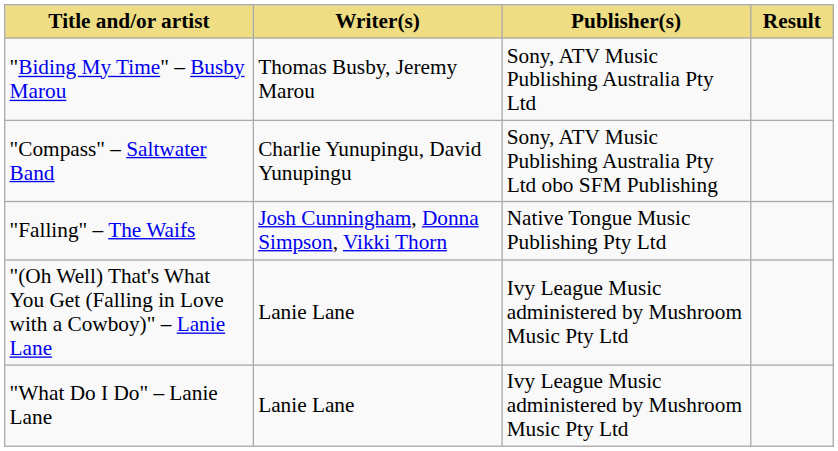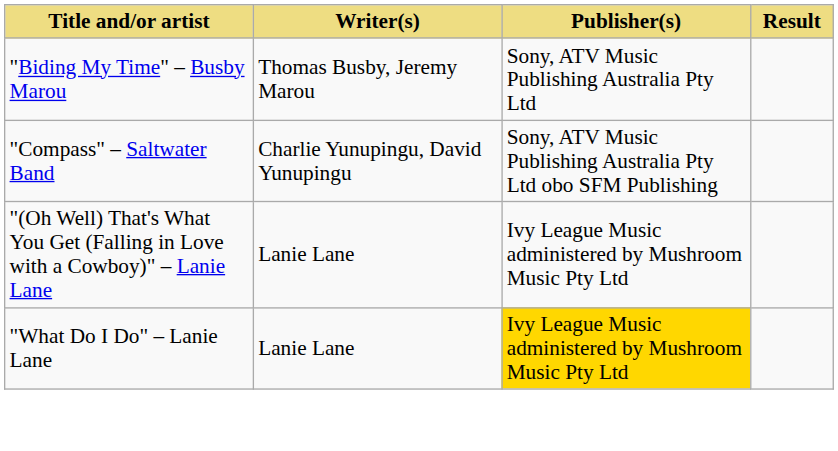- row: (102, 230)
(624, 405) no background -> (624, 347) gold background
